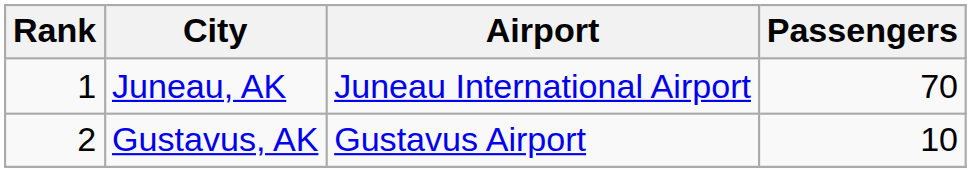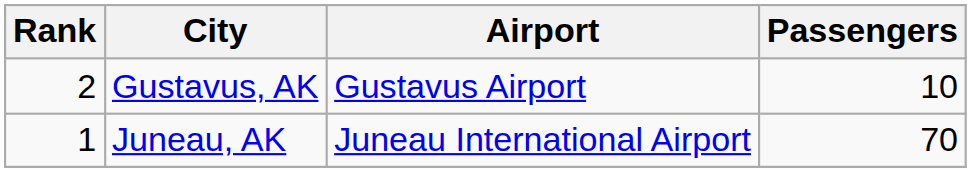rows swapped: (199, 85) <-> (215, 139)
